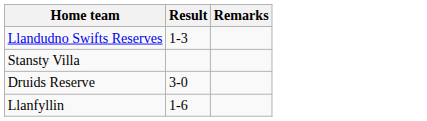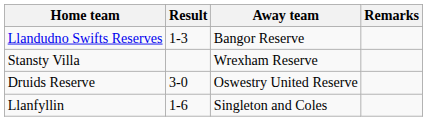+ column: (286, 15)
